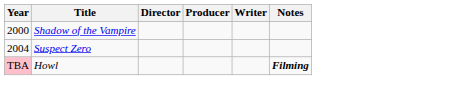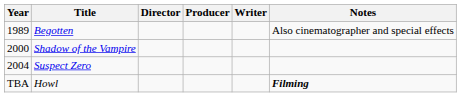+ row: (54, 30)
(18, 65) pink background -> (18, 83) no background
